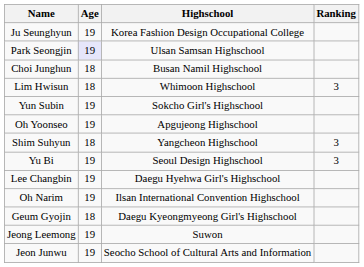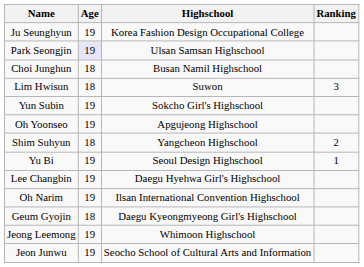(208, 87) Whimoon Highschool -> (208, 87) Suwon
(336, 142) 3 -> (336, 142) 2
(336, 161) 3 -> (336, 161) 1
(208, 234) Suwon -> (208, 234) Whimoon Highschool
